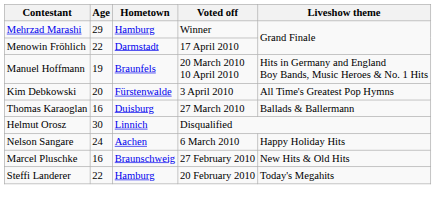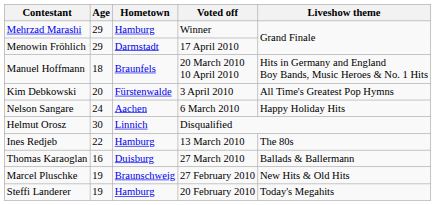(98, 46) 22 -> (98, 46) 29
(98, 69) 19 -> (98, 69) 18
rows swapped: (47, 108) <-> (40, 141)
+ row: (32, 141)
(98, 158) 16 -> (98, 175) 19
(98, 175) 22 -> (98, 192) 19
